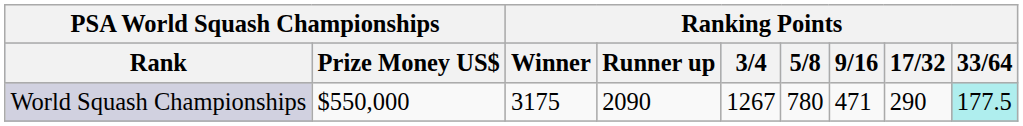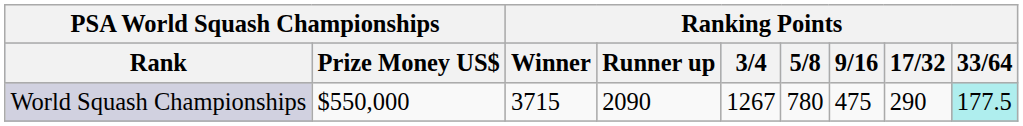(536, 101) 3175 -> (536, 101) 3715
(853, 101) 471 -> (853, 101) 475
